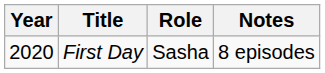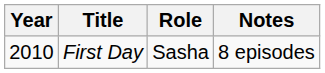(31, 52) 2020 -> (31, 52) 2010
